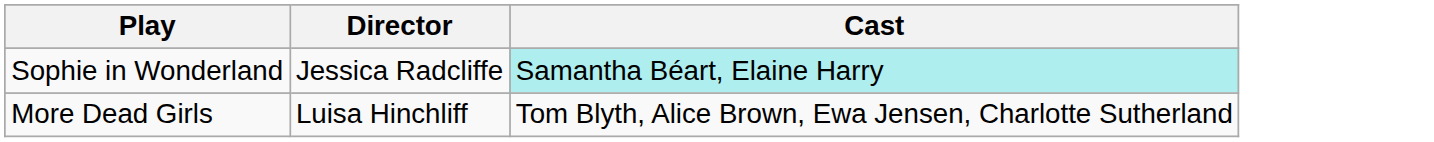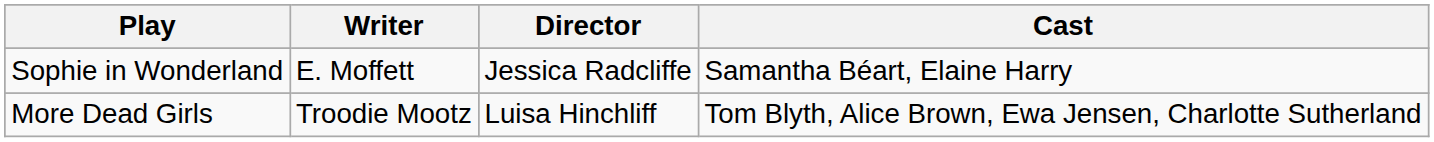+ column: (384, 26)
(700, 70) paleturquoise background -> (888, 70) no background
